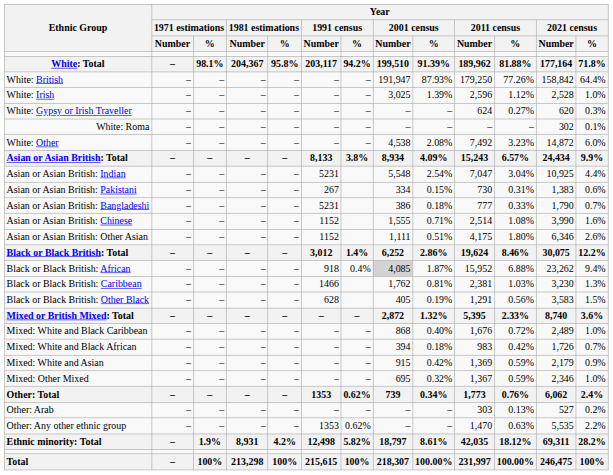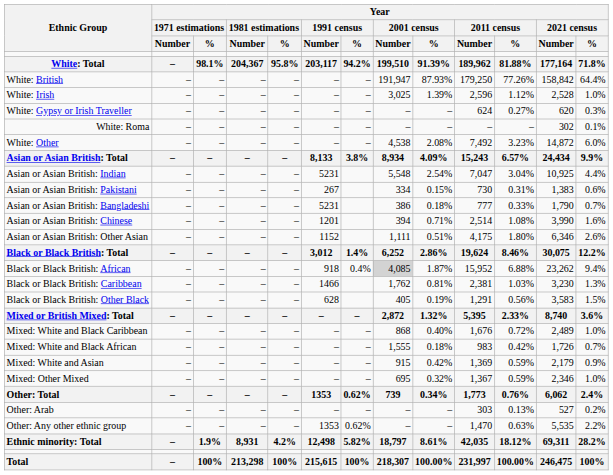(329, 221) 1152 -> (329, 221) 1201
(399, 221) 1,555 -> (403, 221) 394
(403, 347) 394 -> (399, 347) 1,555
